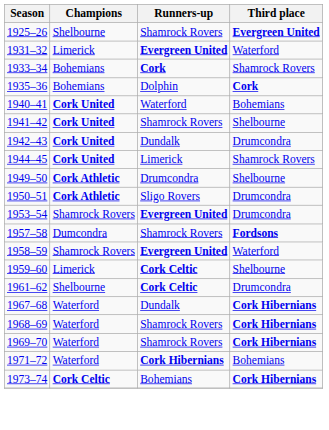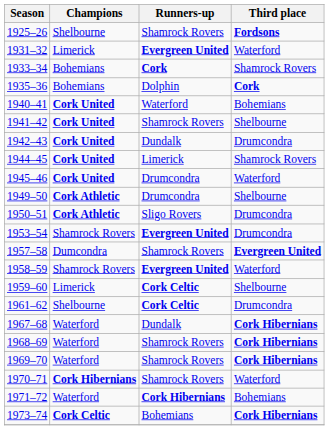(276, 31) Evergreen United -> (257, 31) Fordsons
+ row: (27, 178)
(255, 232) Fordsons -> (277, 251) Evergreen United
+ row: (27, 379)
